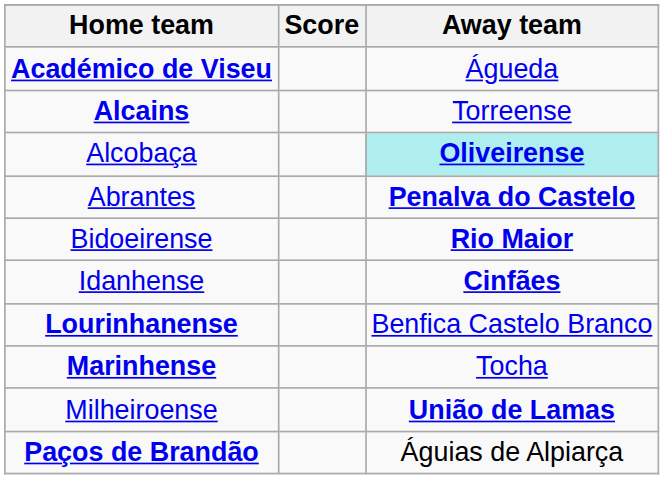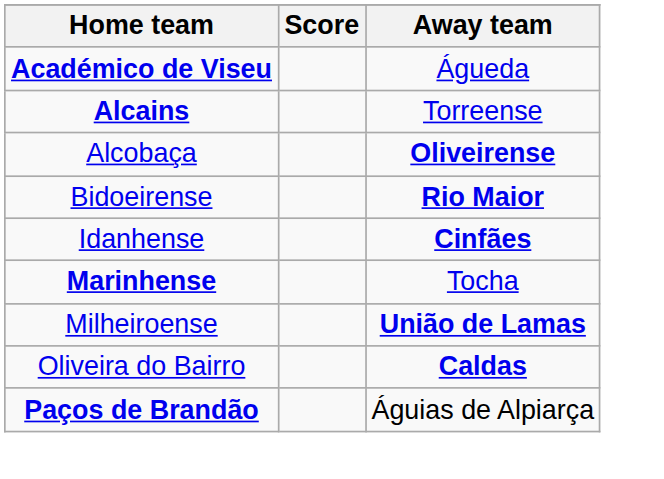(512, 153) paleturquoise background -> (483, 153) no background
- row: (142, 196)
- row: (141, 324)
+ row: (142, 366)
